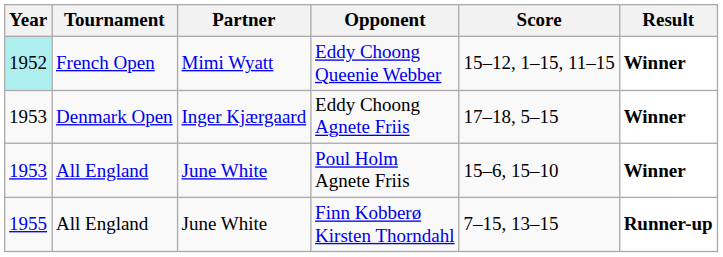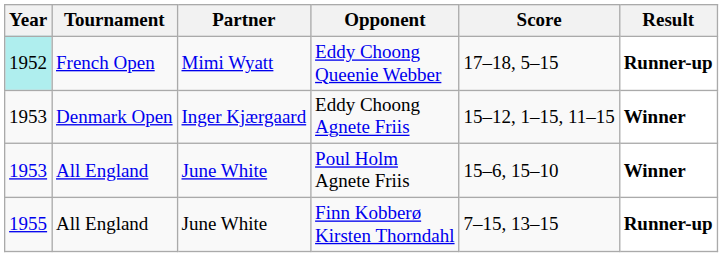(539, 63) 15–12, 1–15, 11–15 -> (511, 63) 17–18, 5–15
(655, 63) Winner -> (668, 63) Runner-up
(511, 116) 17–18, 5–15 -> (539, 116) 15–12, 1–15, 11–15
